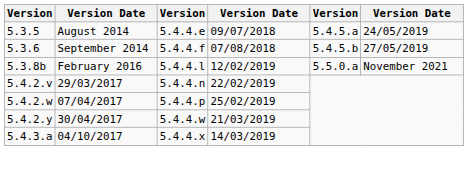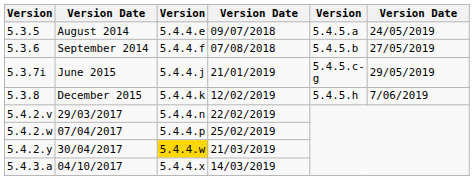+ row: (87, 72)
+ row: (100, 96)
- row: (100, 66)
(183, 119) no background -> (183, 149) gold background
